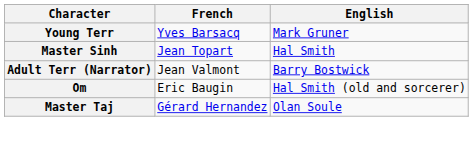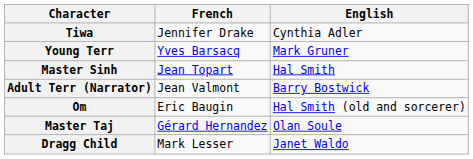+ row: (79, 32)
+ row: (79, 144)
